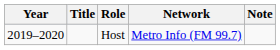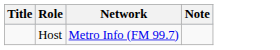- column: (36, 14)
